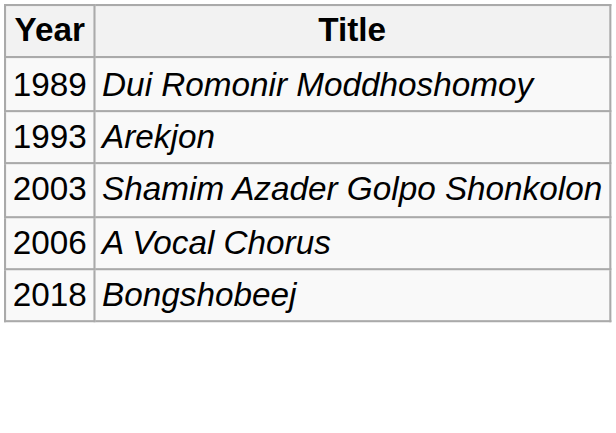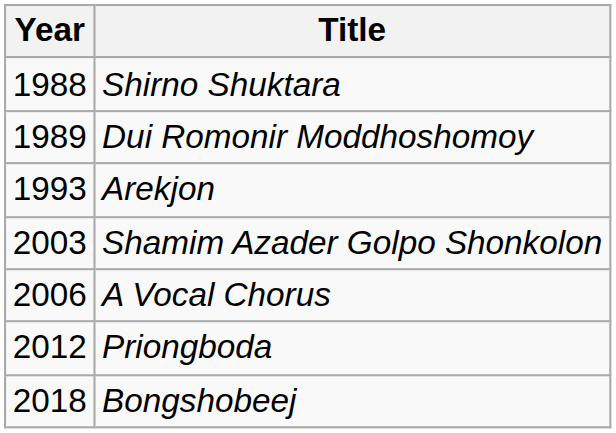+ row: (221, 83)
+ row: (187, 347)
